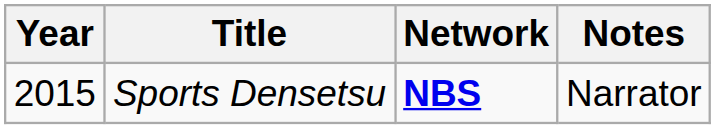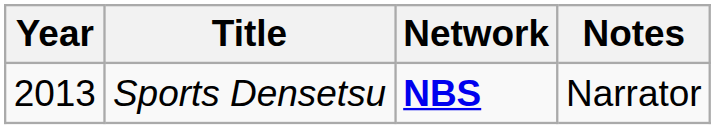(55, 92) 2015 -> (55, 92) 2013
